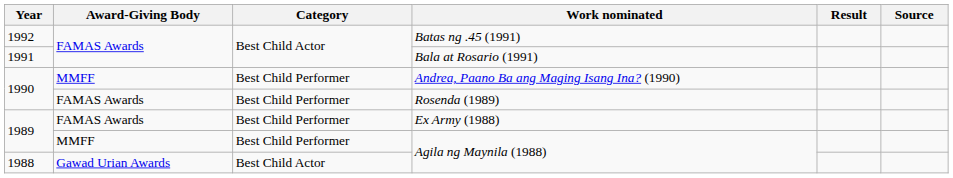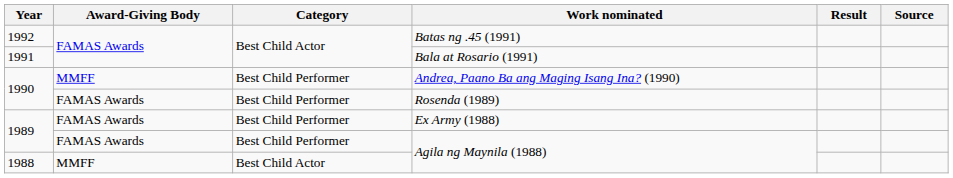(76, 141) MMFF -> (100, 141) FAMAS Awards
(113, 162) Gawad Urian Awards -> (76, 162) MMFF
